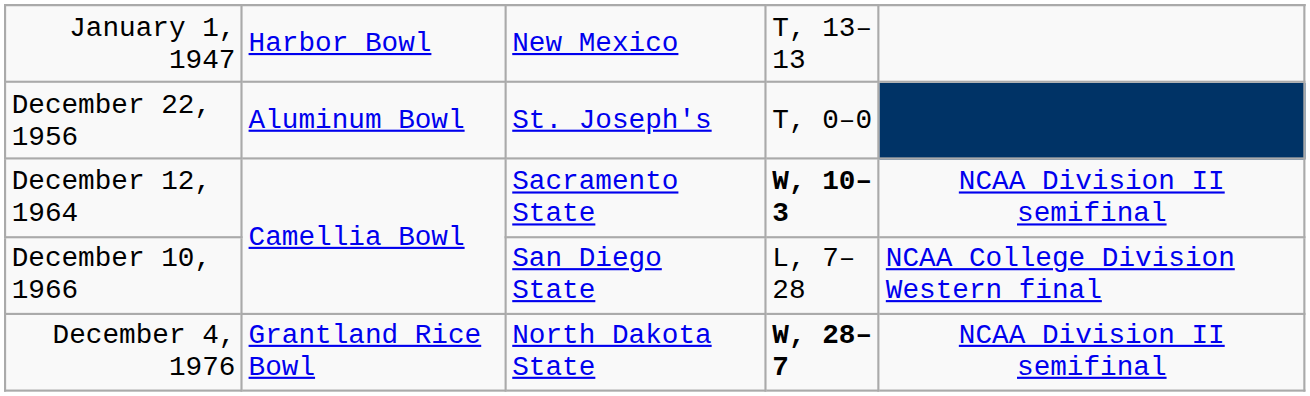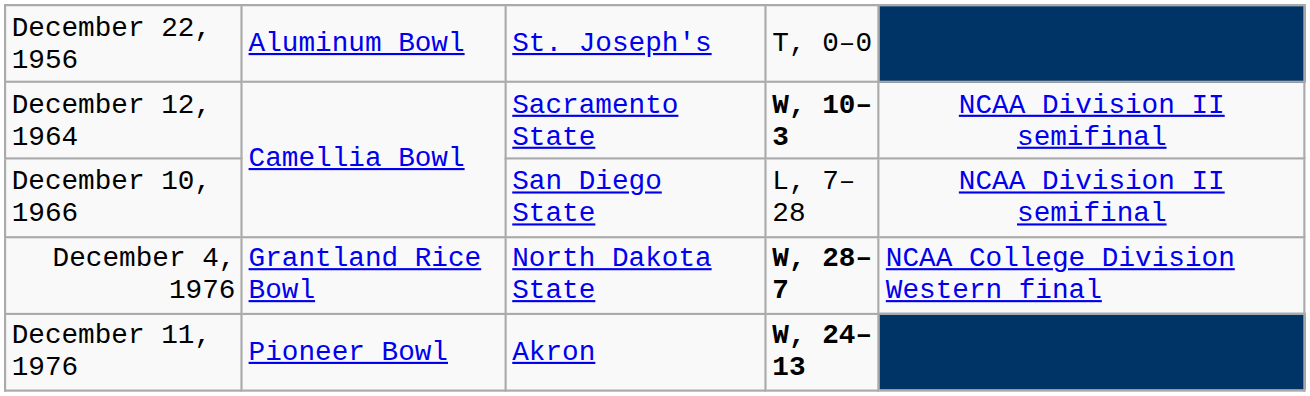- row: (152, 44)
(1060, 275) NCAA College Division Western final -> (1092, 198) NCAA Division II semifinal
(1092, 352) NCAA Division II semifinal -> (1060, 275) NCAA College Division Western final
+ row: (111, 352)
